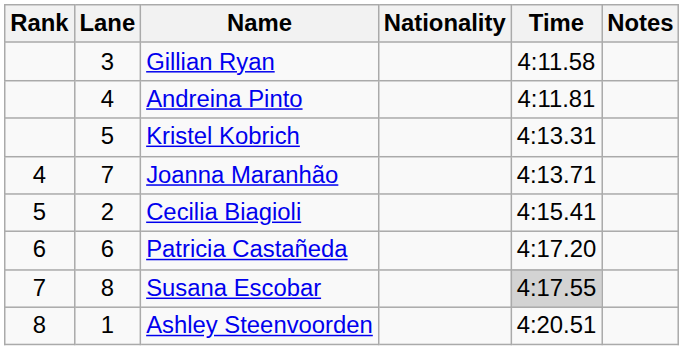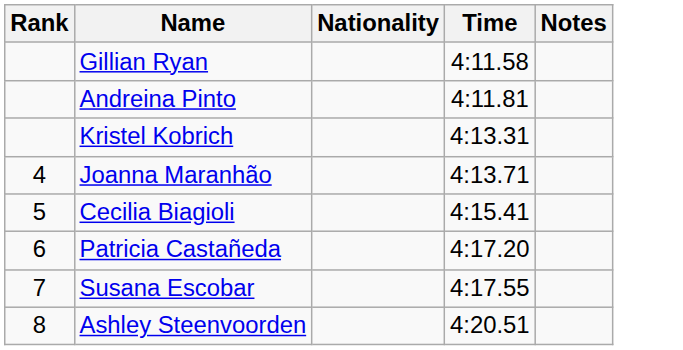- column: (107, 23)
(556, 288) lightgrey background -> (490, 288) no background
